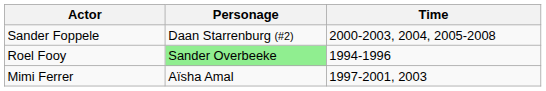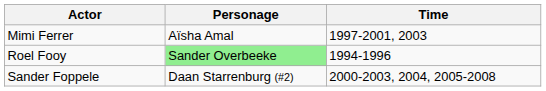rows swapped: (40, 76) <-> (53, 35)
